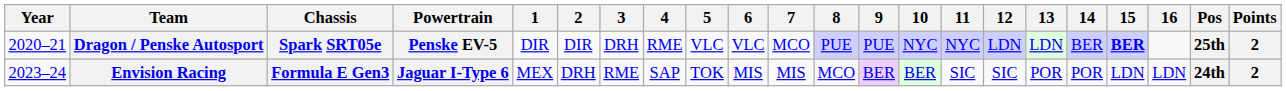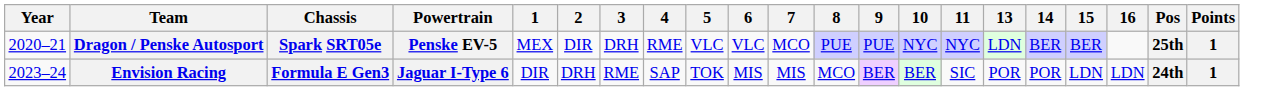- column: (1005, 17)
(535, 44) DIR -> (535, 44) MEX
(1128, 44) bold -> (1086, 44) normal
(1255, 44) 2 -> (1213, 44) 1
(535, 71) MEX -> (535, 71) DIR
(1255, 71) 2 -> (1213, 71) 1
